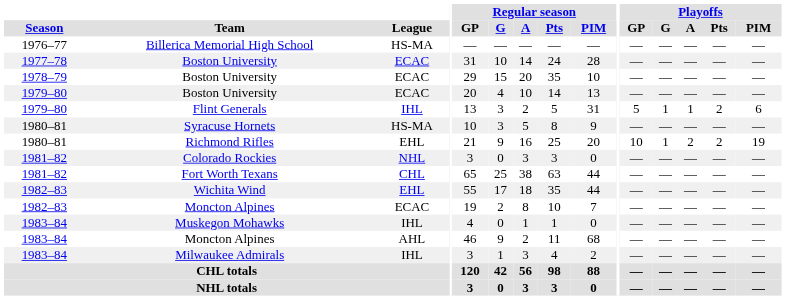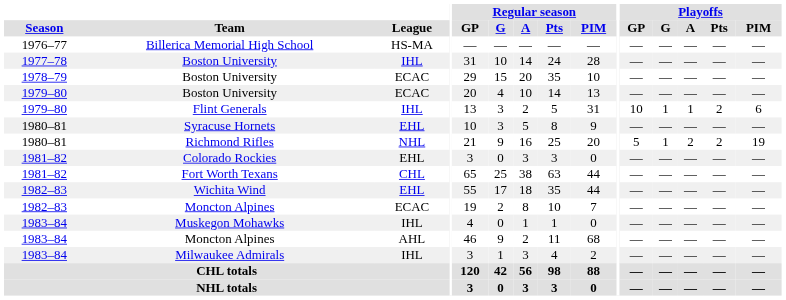(412, 60) ECAC -> (412, 60) IHL
(636, 109) 5 -> (636, 109) 10
(412, 125) HS-MA -> (412, 125) EHL
(412, 141) EHL -> (412, 141) NHL
(636, 141) 10 -> (636, 141) 5
(412, 157) NHL -> (412, 157) EHL
